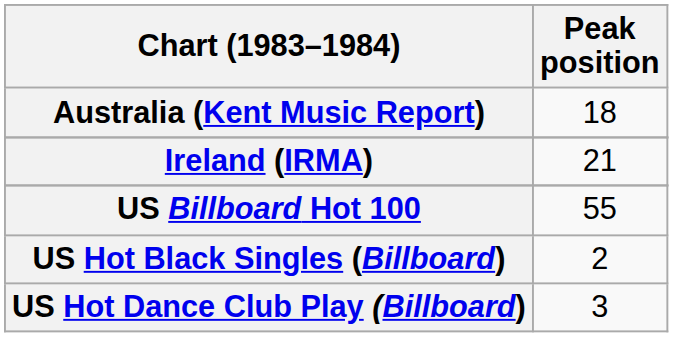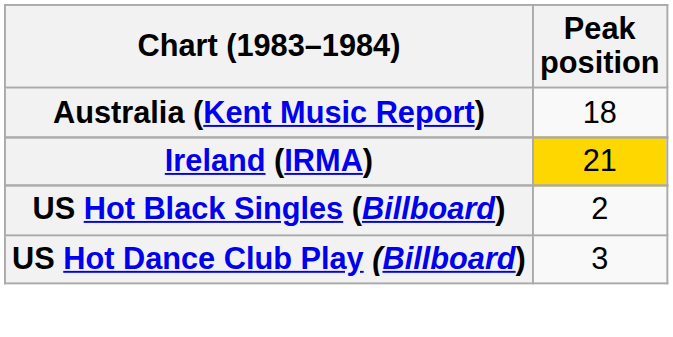(600, 160) no background -> (600, 160) gold background
- row: (269, 209)
